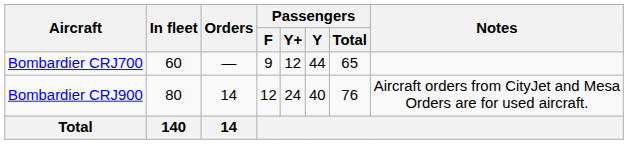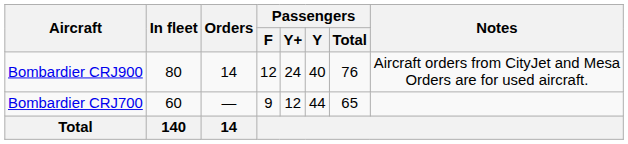rows swapped: (75, 63) <-> (75, 95)
